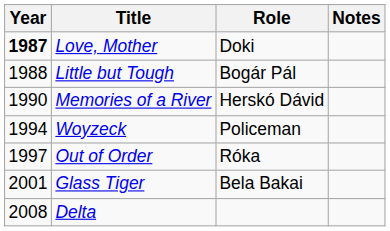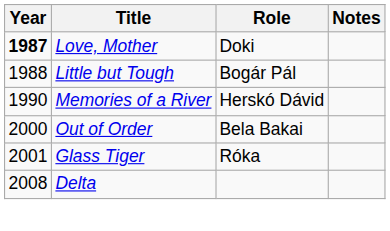- row: (91, 128)
(28, 156) 1997 -> (28, 128) 2000
(240, 156) Róka -> (261, 128) Bela Bakai
(261, 184) Bela Bakai -> (240, 156) Róka
